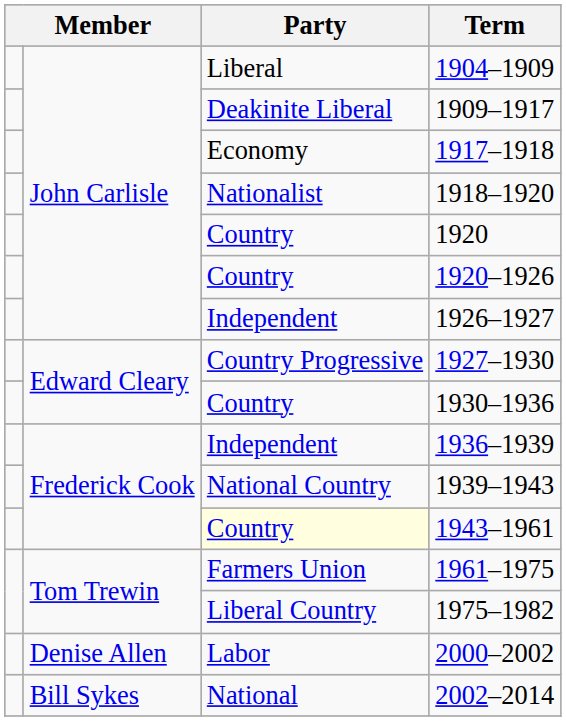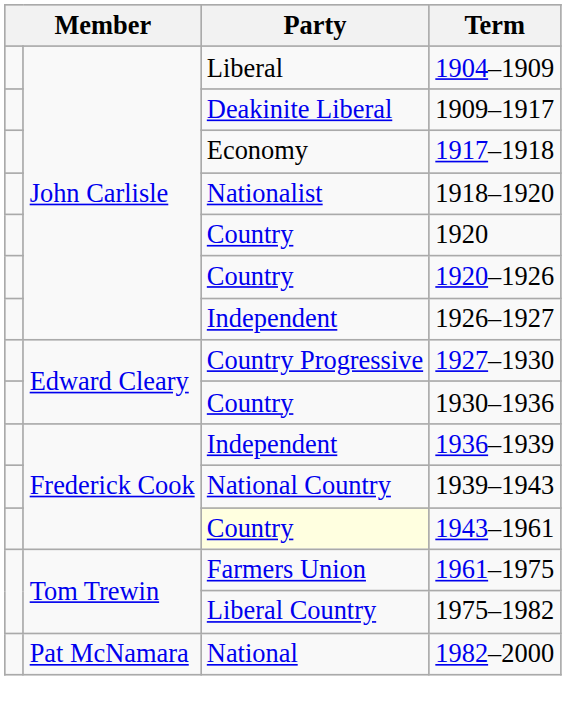+ row: (495, 653)
- row: (495, 653)
- row: (495, 695)
